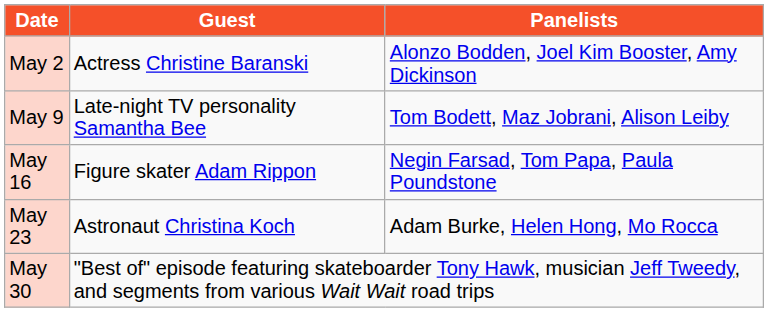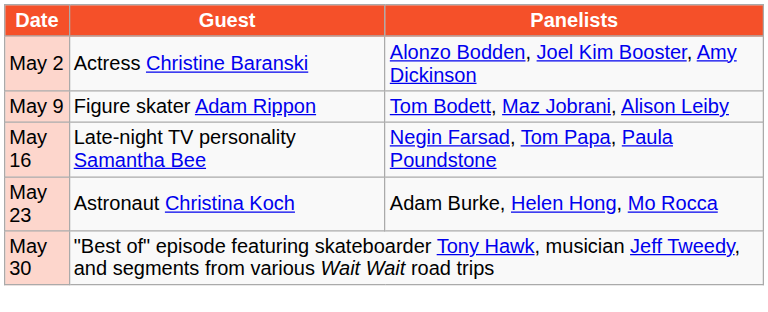(185, 117) Late-night TV personality Samantha Bee -> (195, 106) Figure skater Adam Rippon
(195, 171) Figure skater Adam Rippon -> (185, 149) Late-night TV personality Samantha Bee
